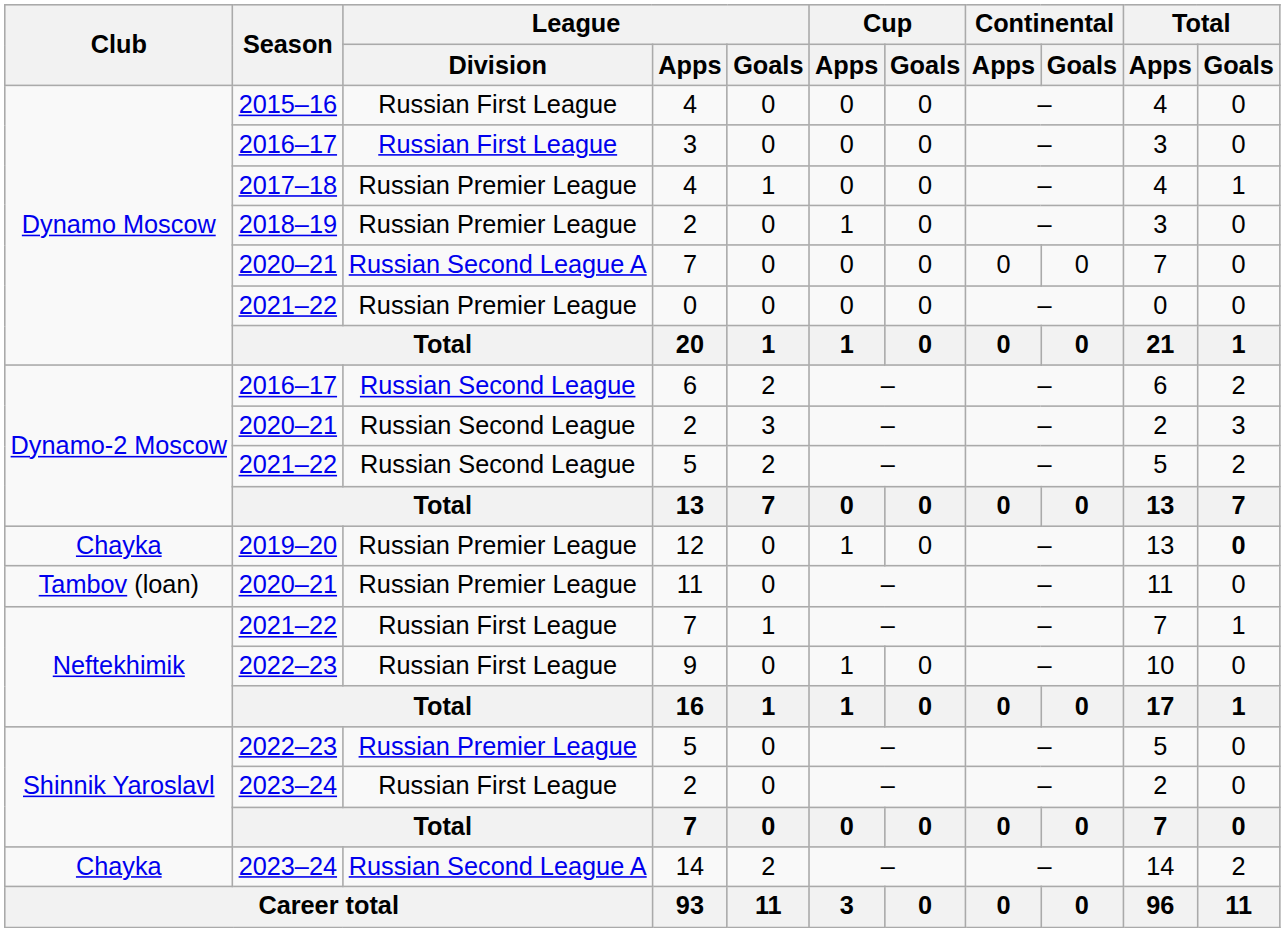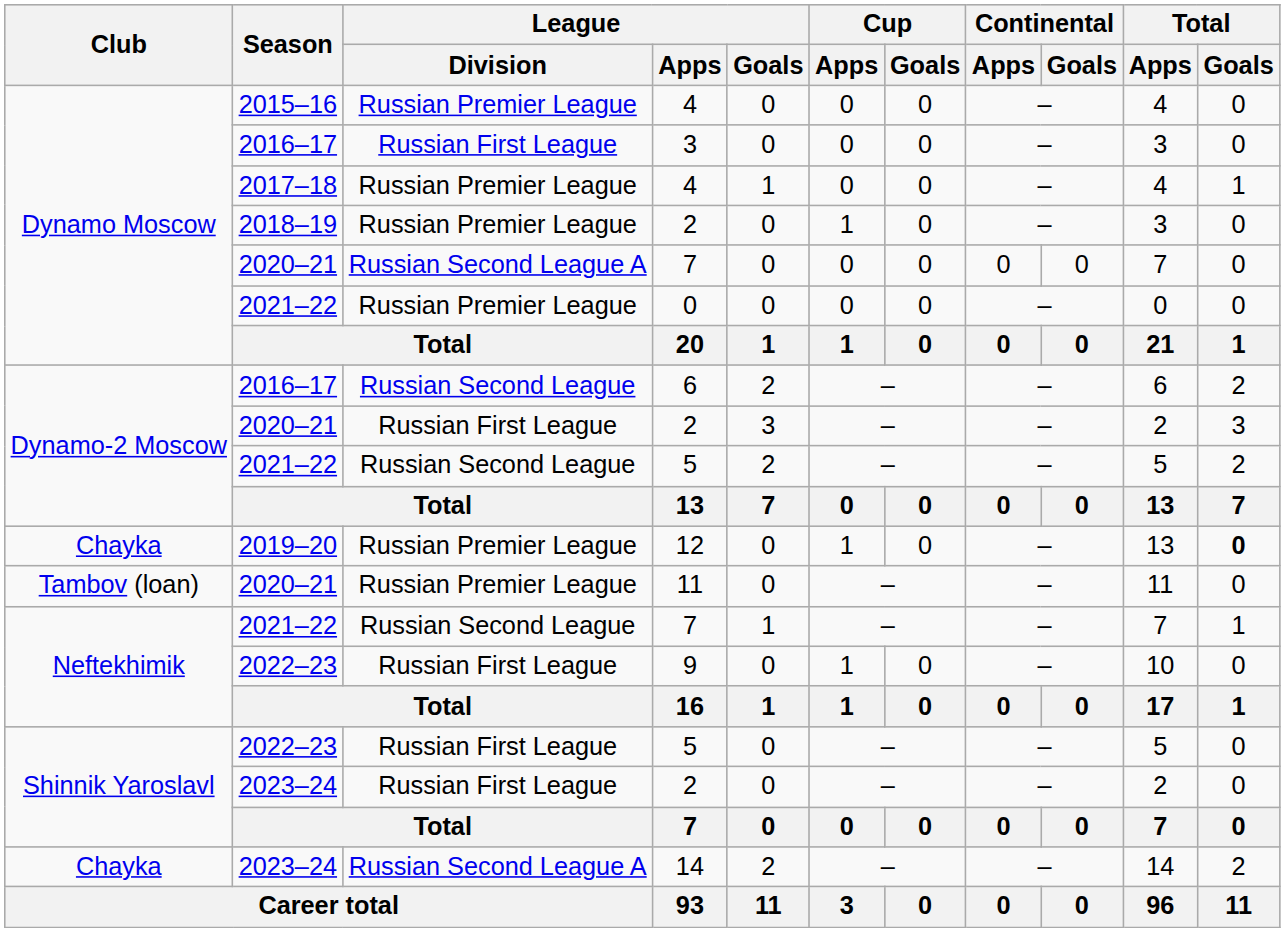(498, 104) Russian First League -> (498, 104) Russian Premier League
(498, 425) Russian Second League -> (498, 425) Russian First League
(498, 625) Russian First League -> (498, 625) Russian Second League
(498, 746) Russian Premier League -> (498, 746) Russian First League
